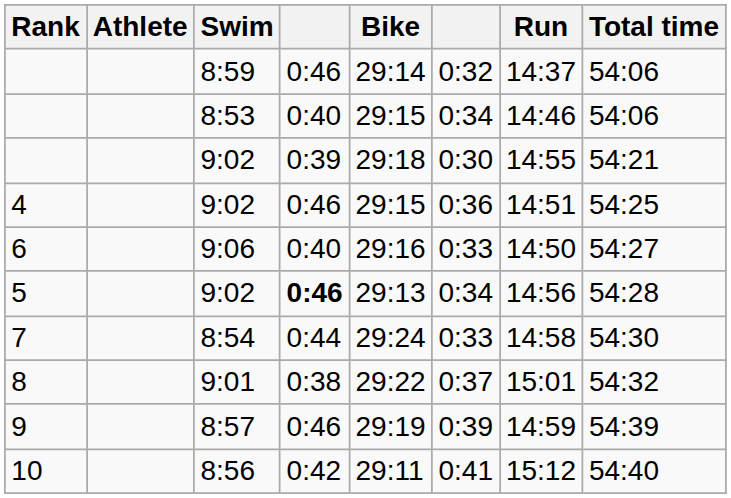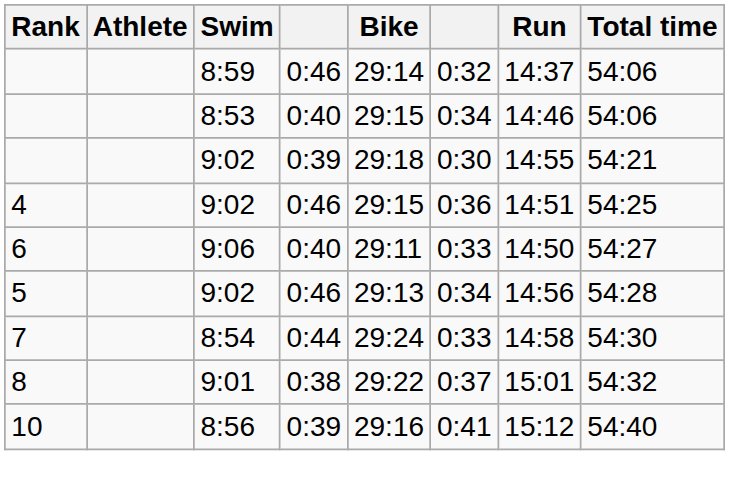(391, 248) 29:16 -> (388, 248) 29:11
(315, 293) bold -> (314, 293) normal
- row: (19, 426)
(314, 470) 0:42 -> (314, 426) 0:39
(390, 470) 29:11 -> (389, 426) 29:16
